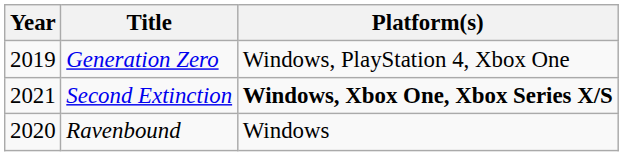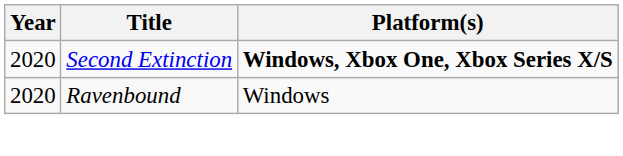- row: (142, 58)
(33, 95) 2021 -> (33, 58) 2020
